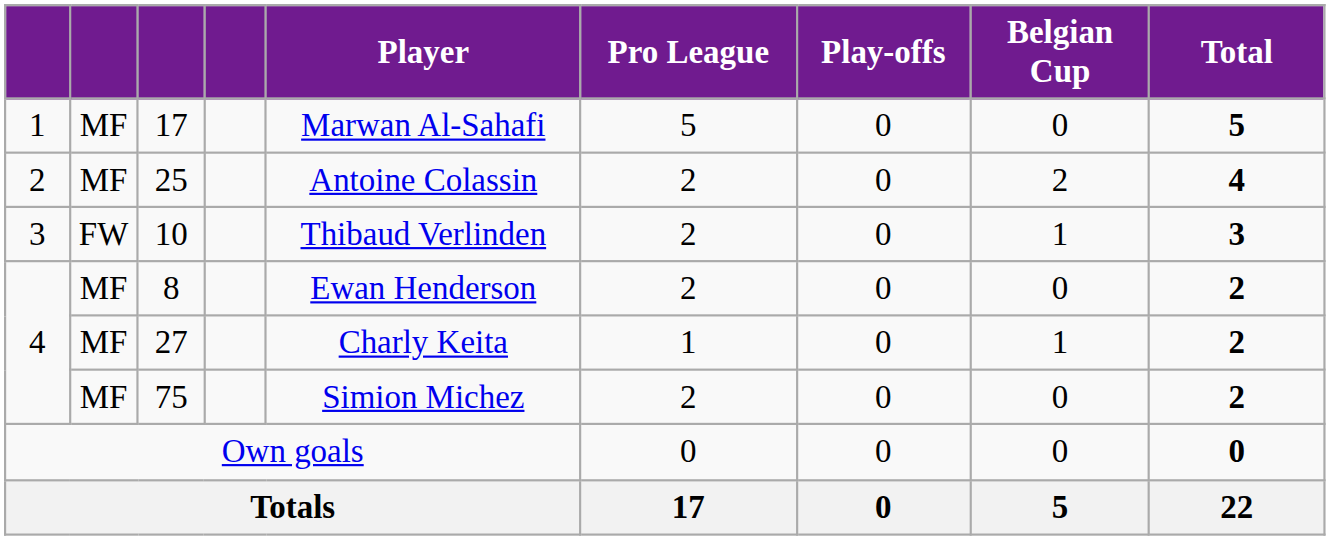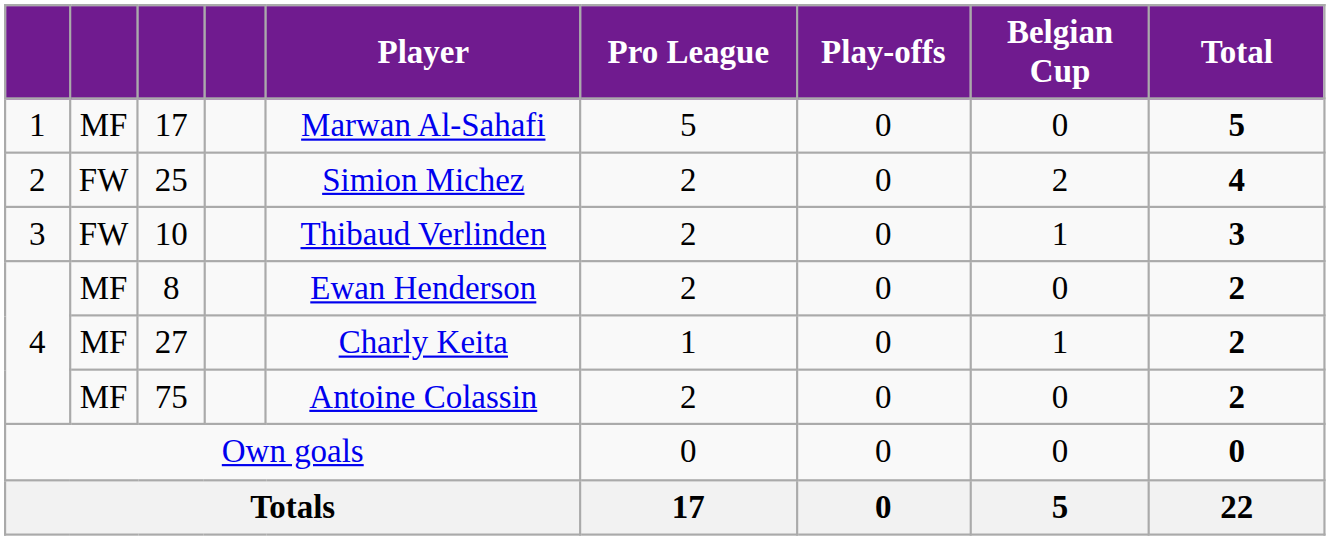(104, 179) MF -> (104, 179) FW
(423, 179) Antoine Colassin -> (423, 179) Simion Michez
(423, 397) Simion Michez -> (423, 397) Antoine Colassin
